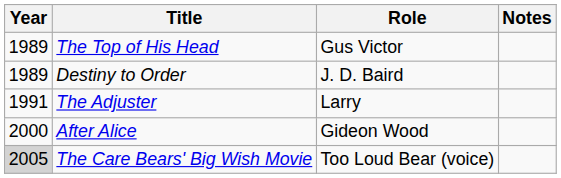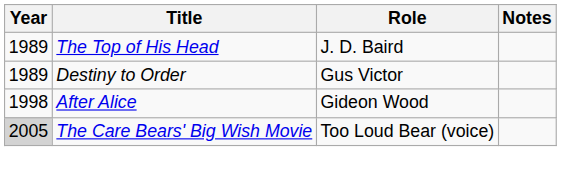(362, 46) Gus Victor -> (362, 46) J. D. Baird
(362, 74) J. D. Baird -> (362, 74) Gus Victor
- row: (106, 103)
(28, 131) 2000 -> (28, 103) 1998
